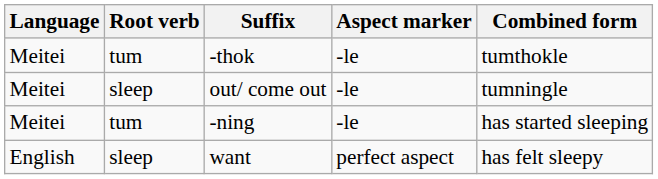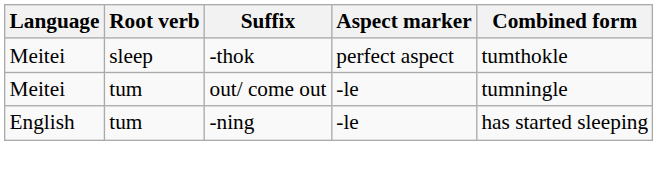(126, 55) tum -> (131, 55) sleep
(348, 55) -le -> (395, 55) perfect aspect
(131, 88) sleep -> (126, 88) tum
(37, 122) Meitei -> (42, 122) English
- row: (230, 156)
